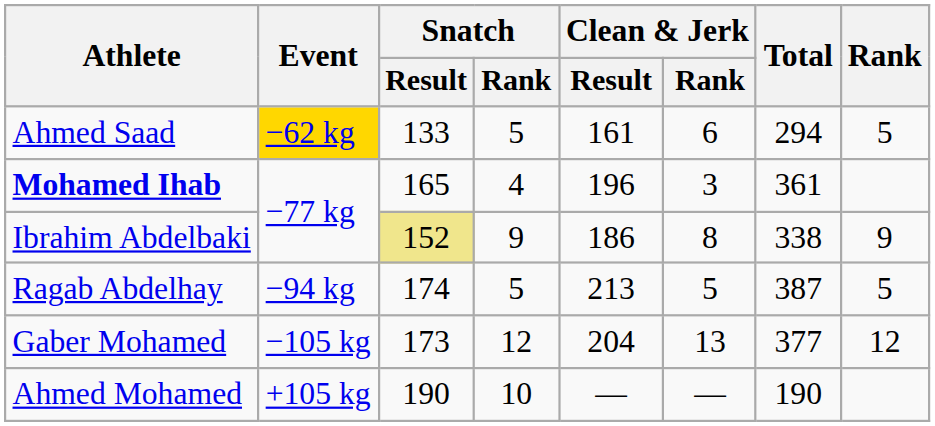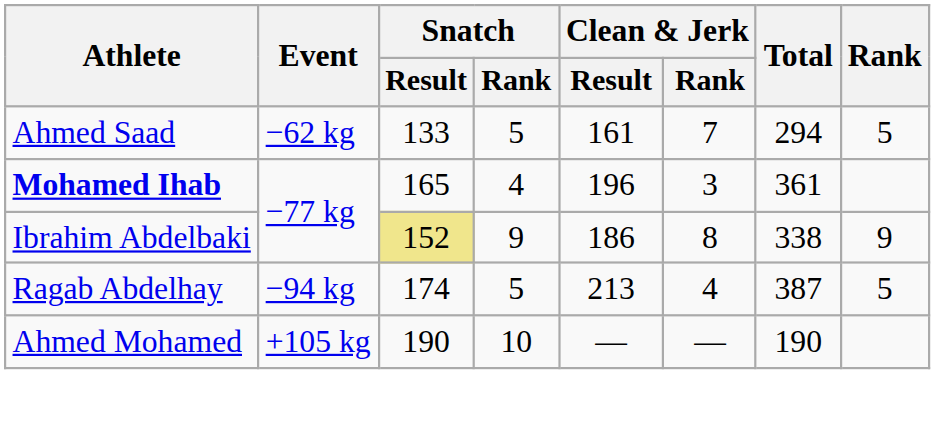(310, 132) gold background -> (310, 132) no background
(710, 132) 6 -> (710, 132) 7
(710, 289) 5 -> (710, 289) 4
- row: (119, 341)
